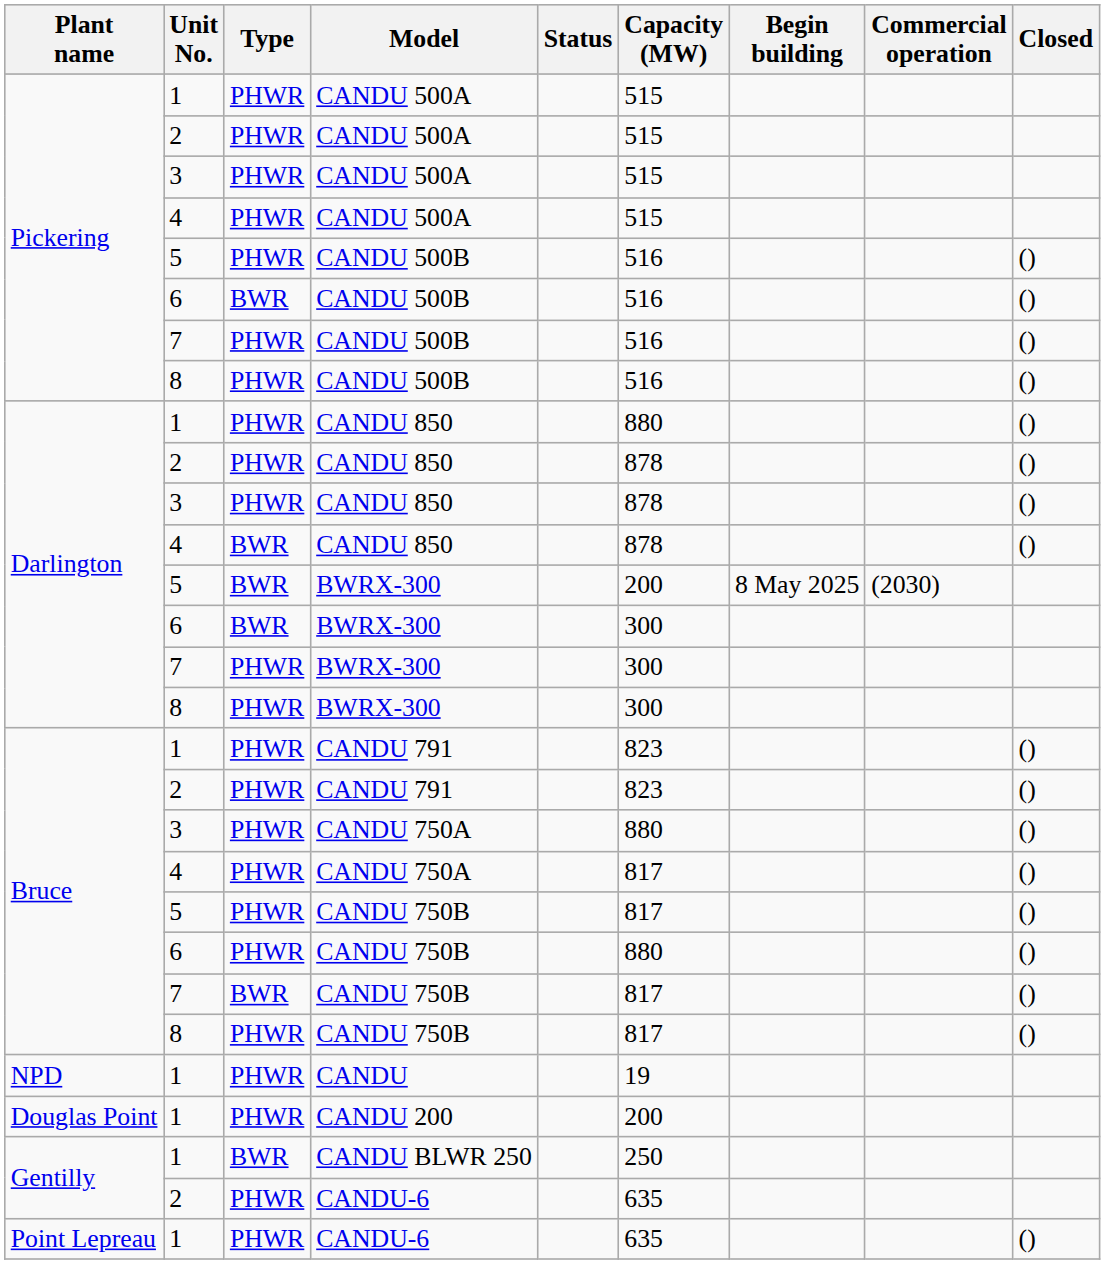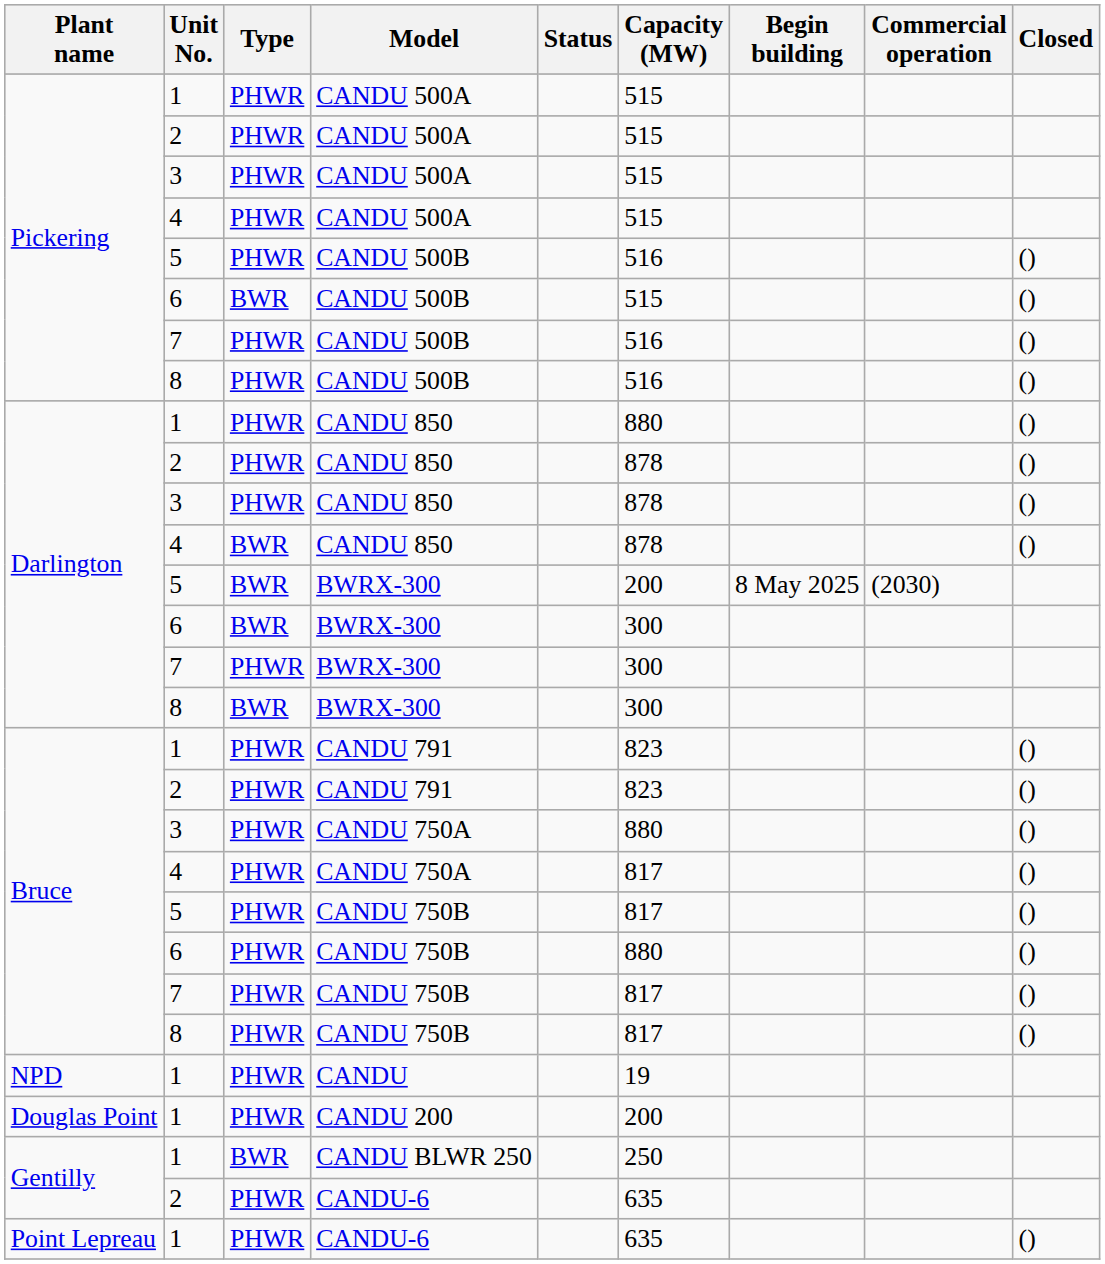(644, 299) 516 -> (644, 299) 515
(267, 707) PHWR -> (259, 707) BWR
(259, 993) BWR -> (267, 993) PHWR
